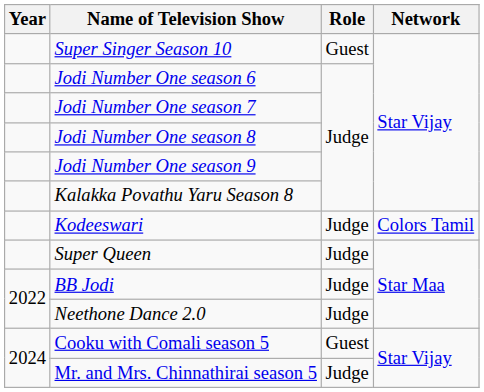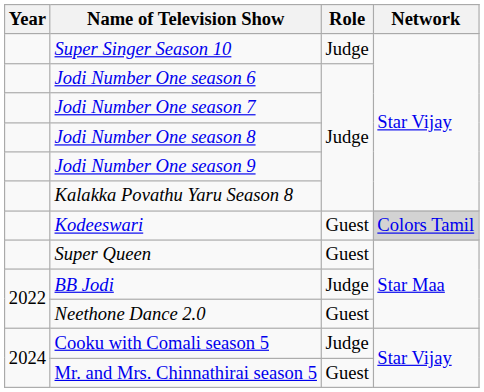(347, 48) Guest -> (347, 48) Judge
(347, 225) Judge -> (347, 225) Guest
(426, 225) no background -> (426, 225) lightgrey background
(347, 254) Judge -> (347, 254) Guest
(347, 313) Judge -> (347, 313) Guest
(347, 343) Guest -> (347, 343) Judge
(347, 372) Judge -> (347, 372) Guest
